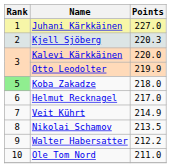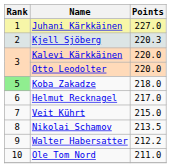(148, 69) 219.9 -> (148, 69) 220.0
(148, 112) 214.9 -> (148, 112) 215.0
